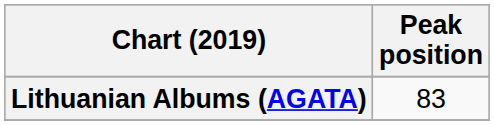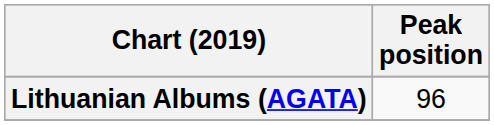(431, 98) 83 -> (431, 98) 96
